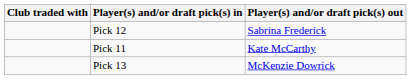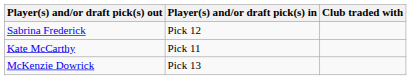columns swapped: (47, 13) <-> (325, 13)
